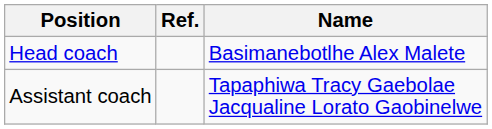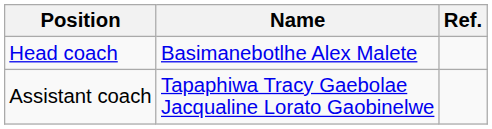columns swapped: (345, 20) <-> (180, 20)
